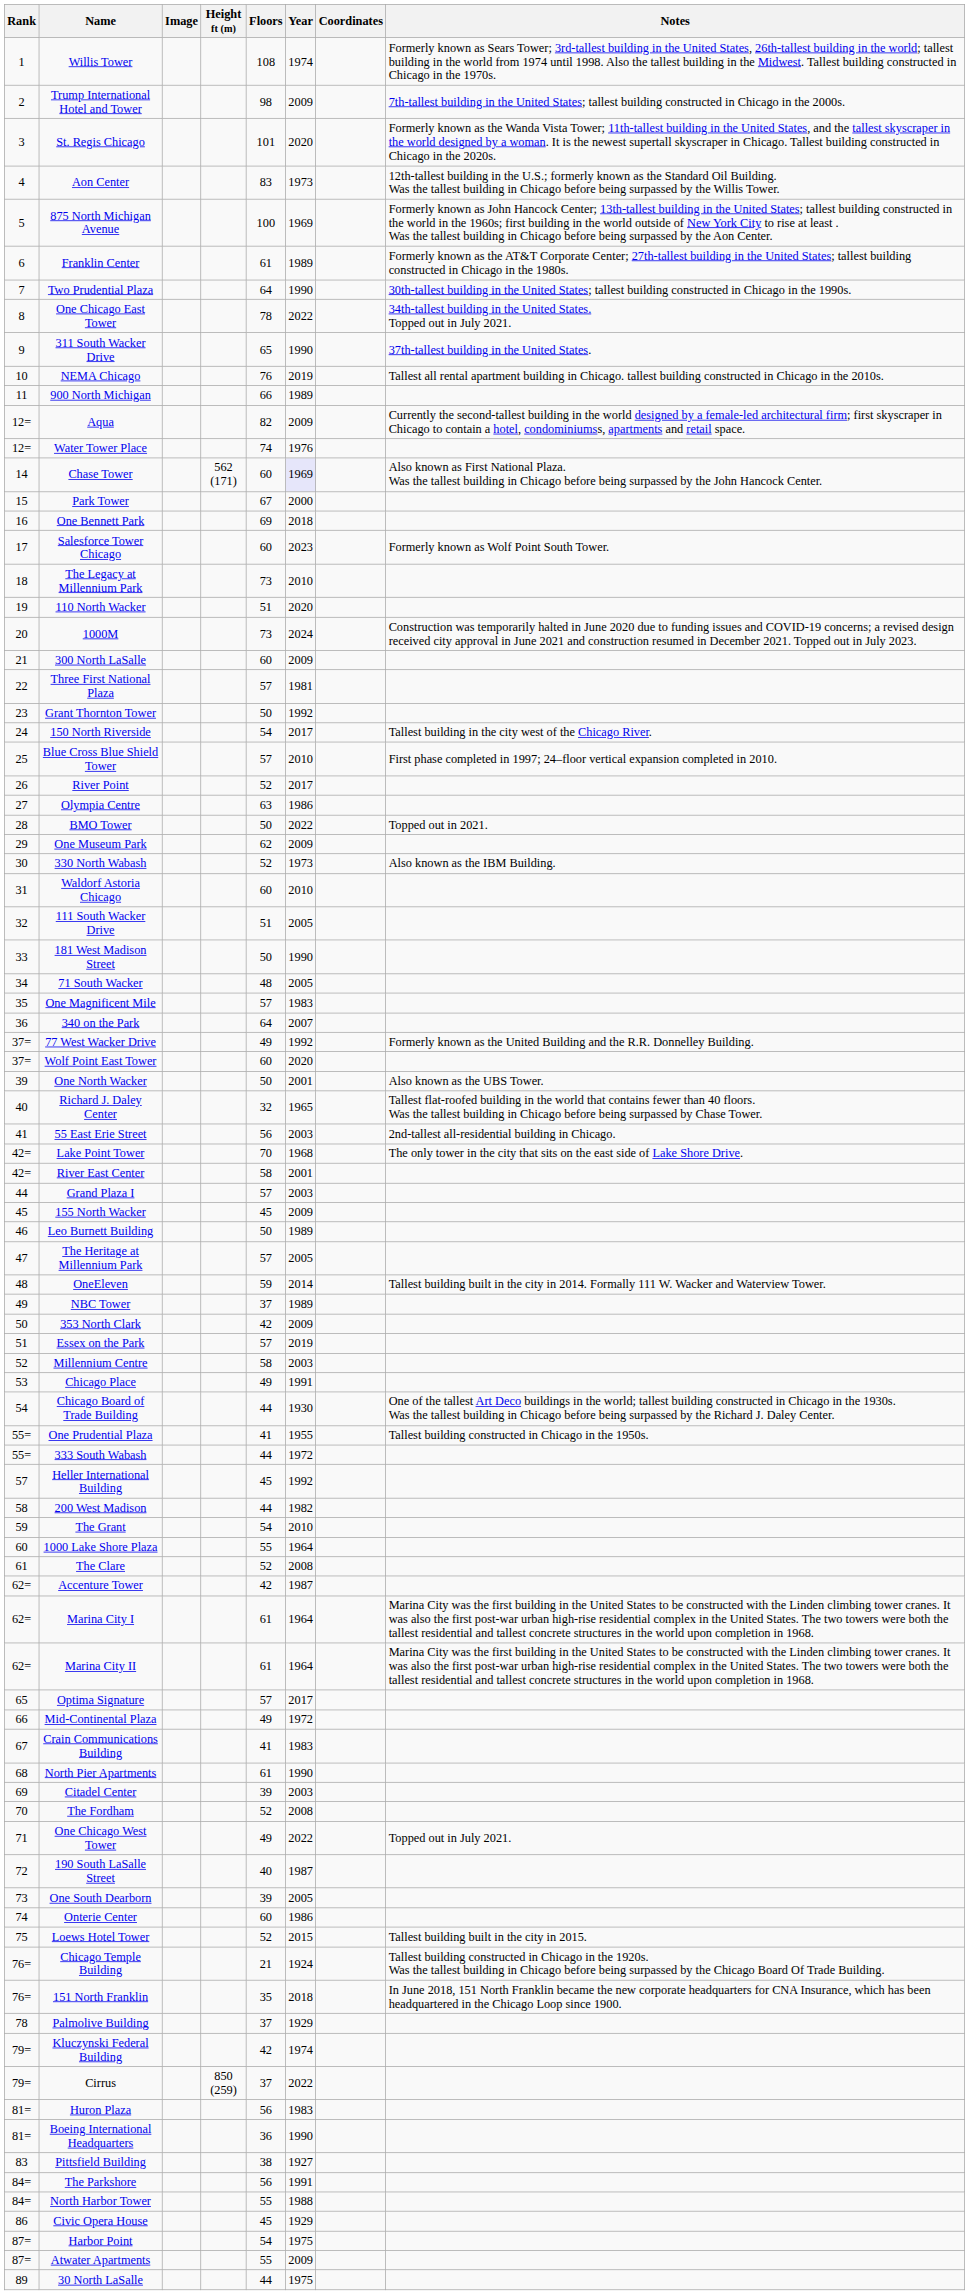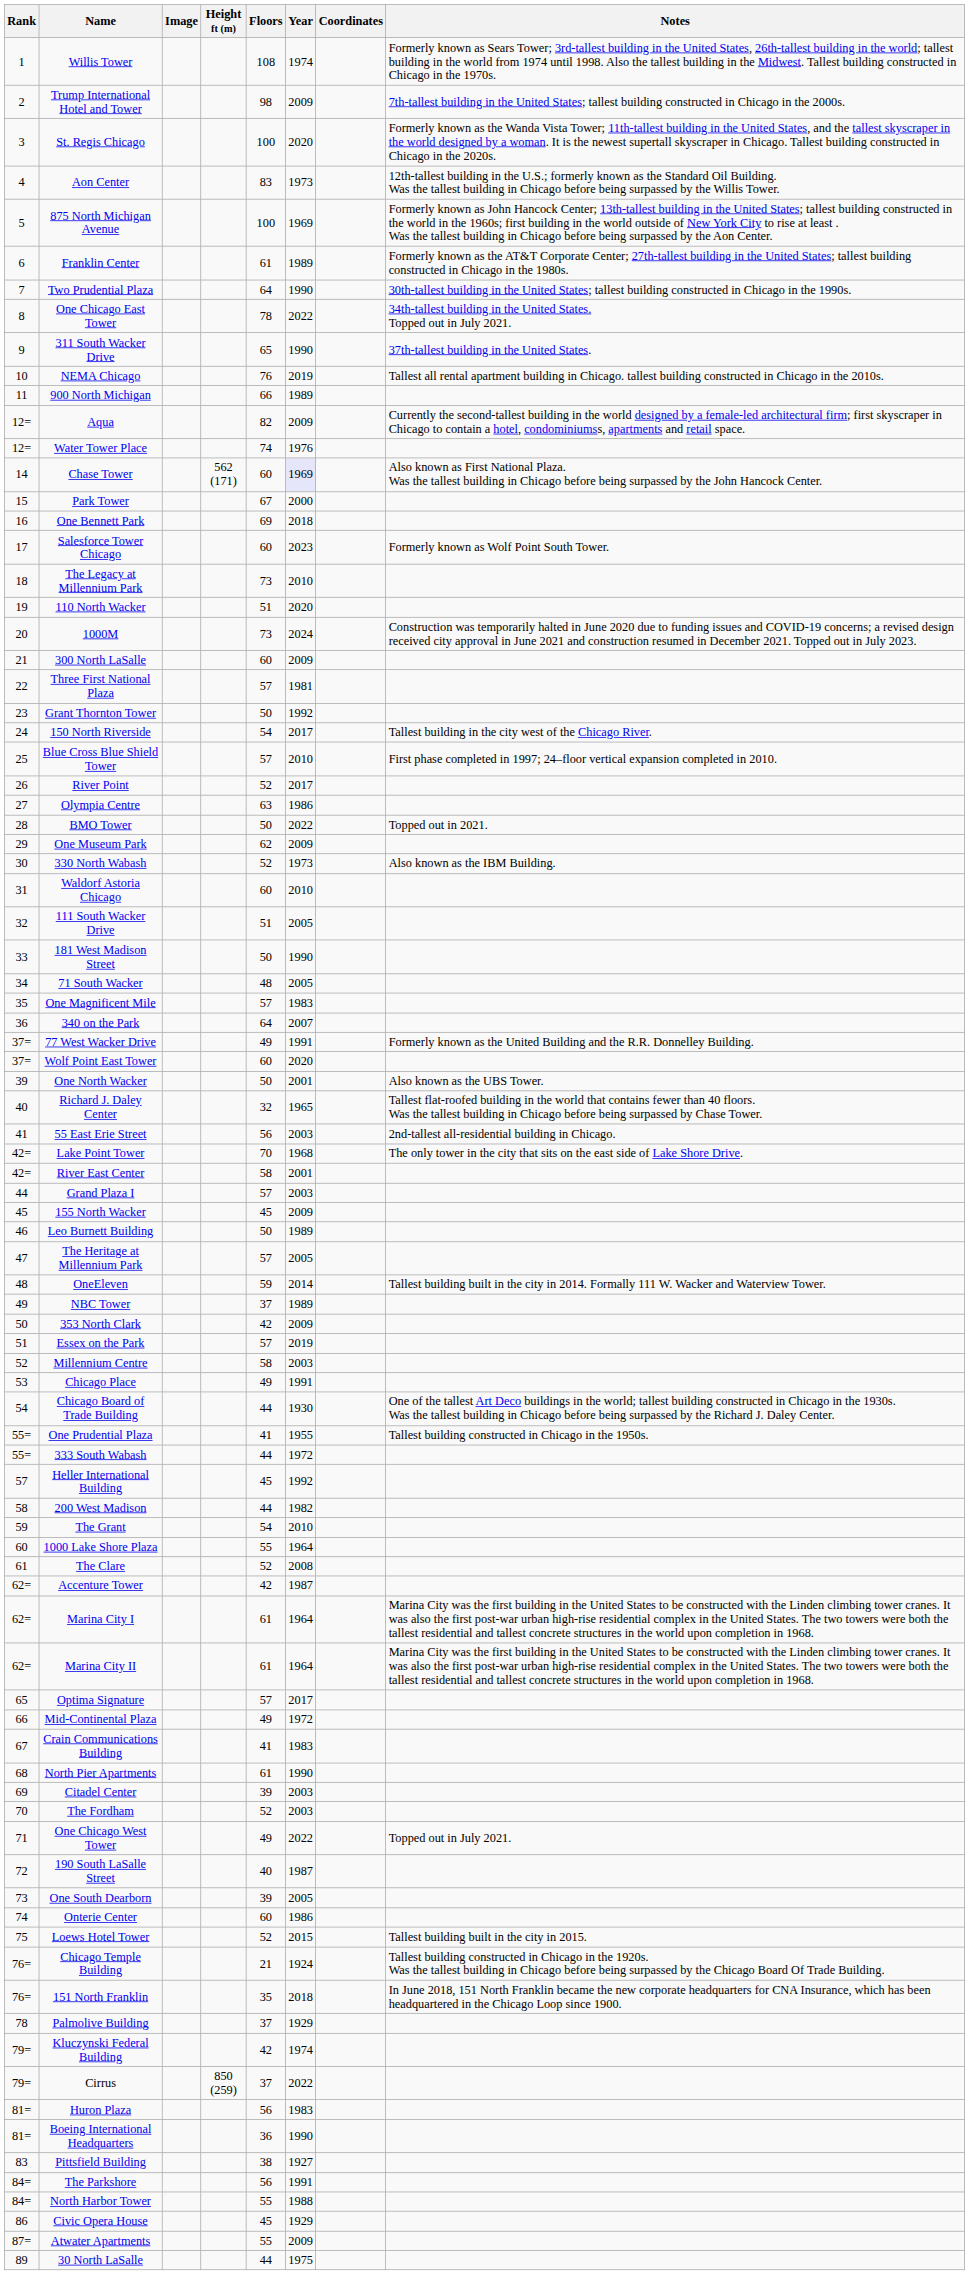(266, 142) 101 -> (266, 142) 100
(301, 1042) 1992 -> (301, 1042) 1991
(301, 1811) 2008 -> (301, 1811) 2003
- row: (101, 2240)
